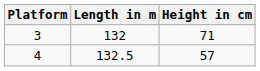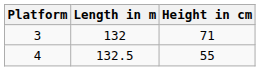(207, 55) 57 -> (207, 55) 55
